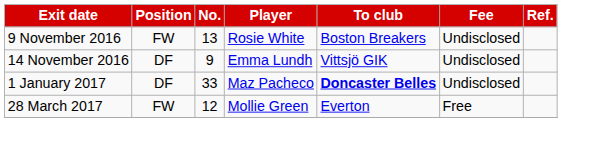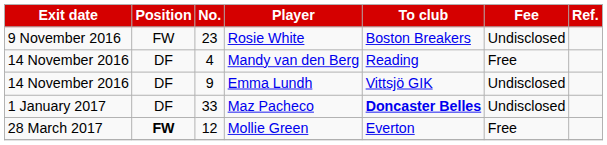(210, 38) 13 -> (210, 38) 23
+ row: (293, 60)
(163, 106) normal -> (163, 128) bold
